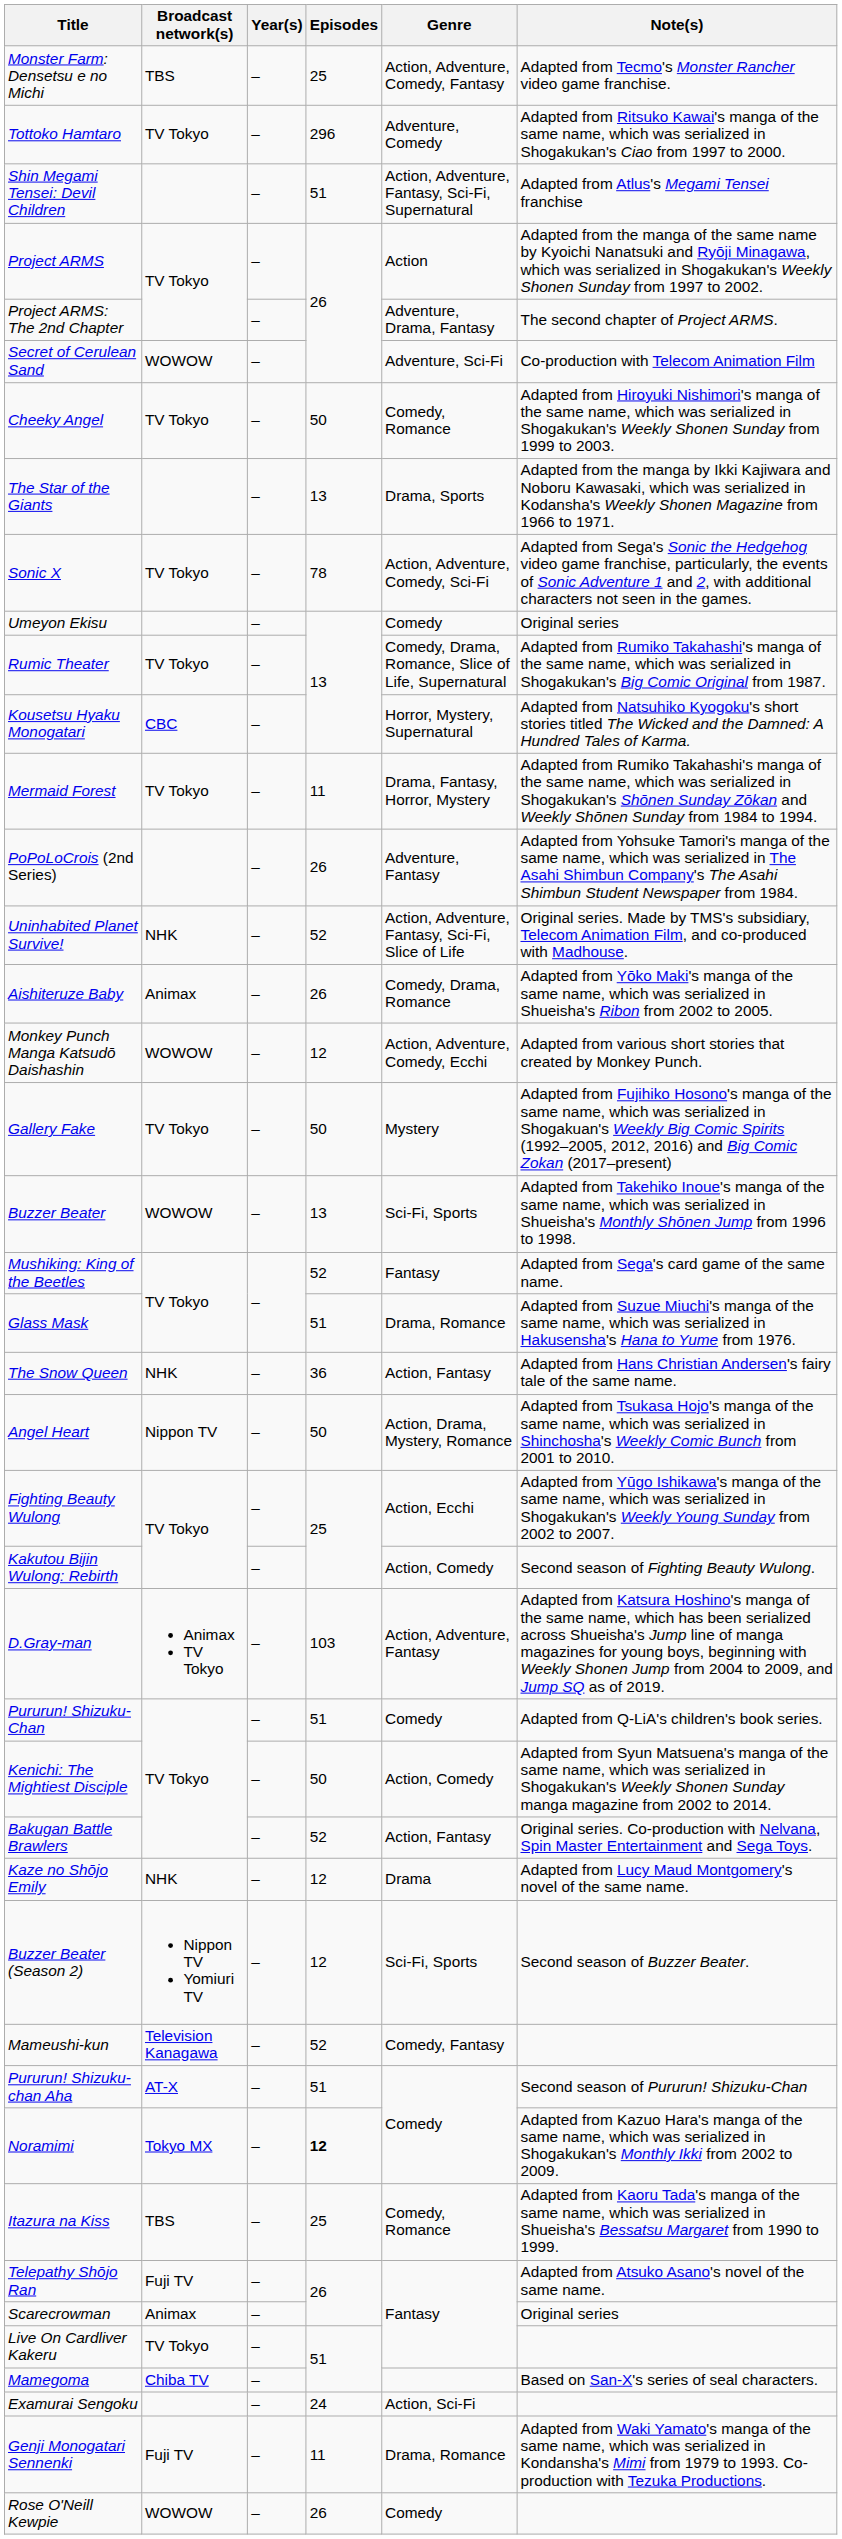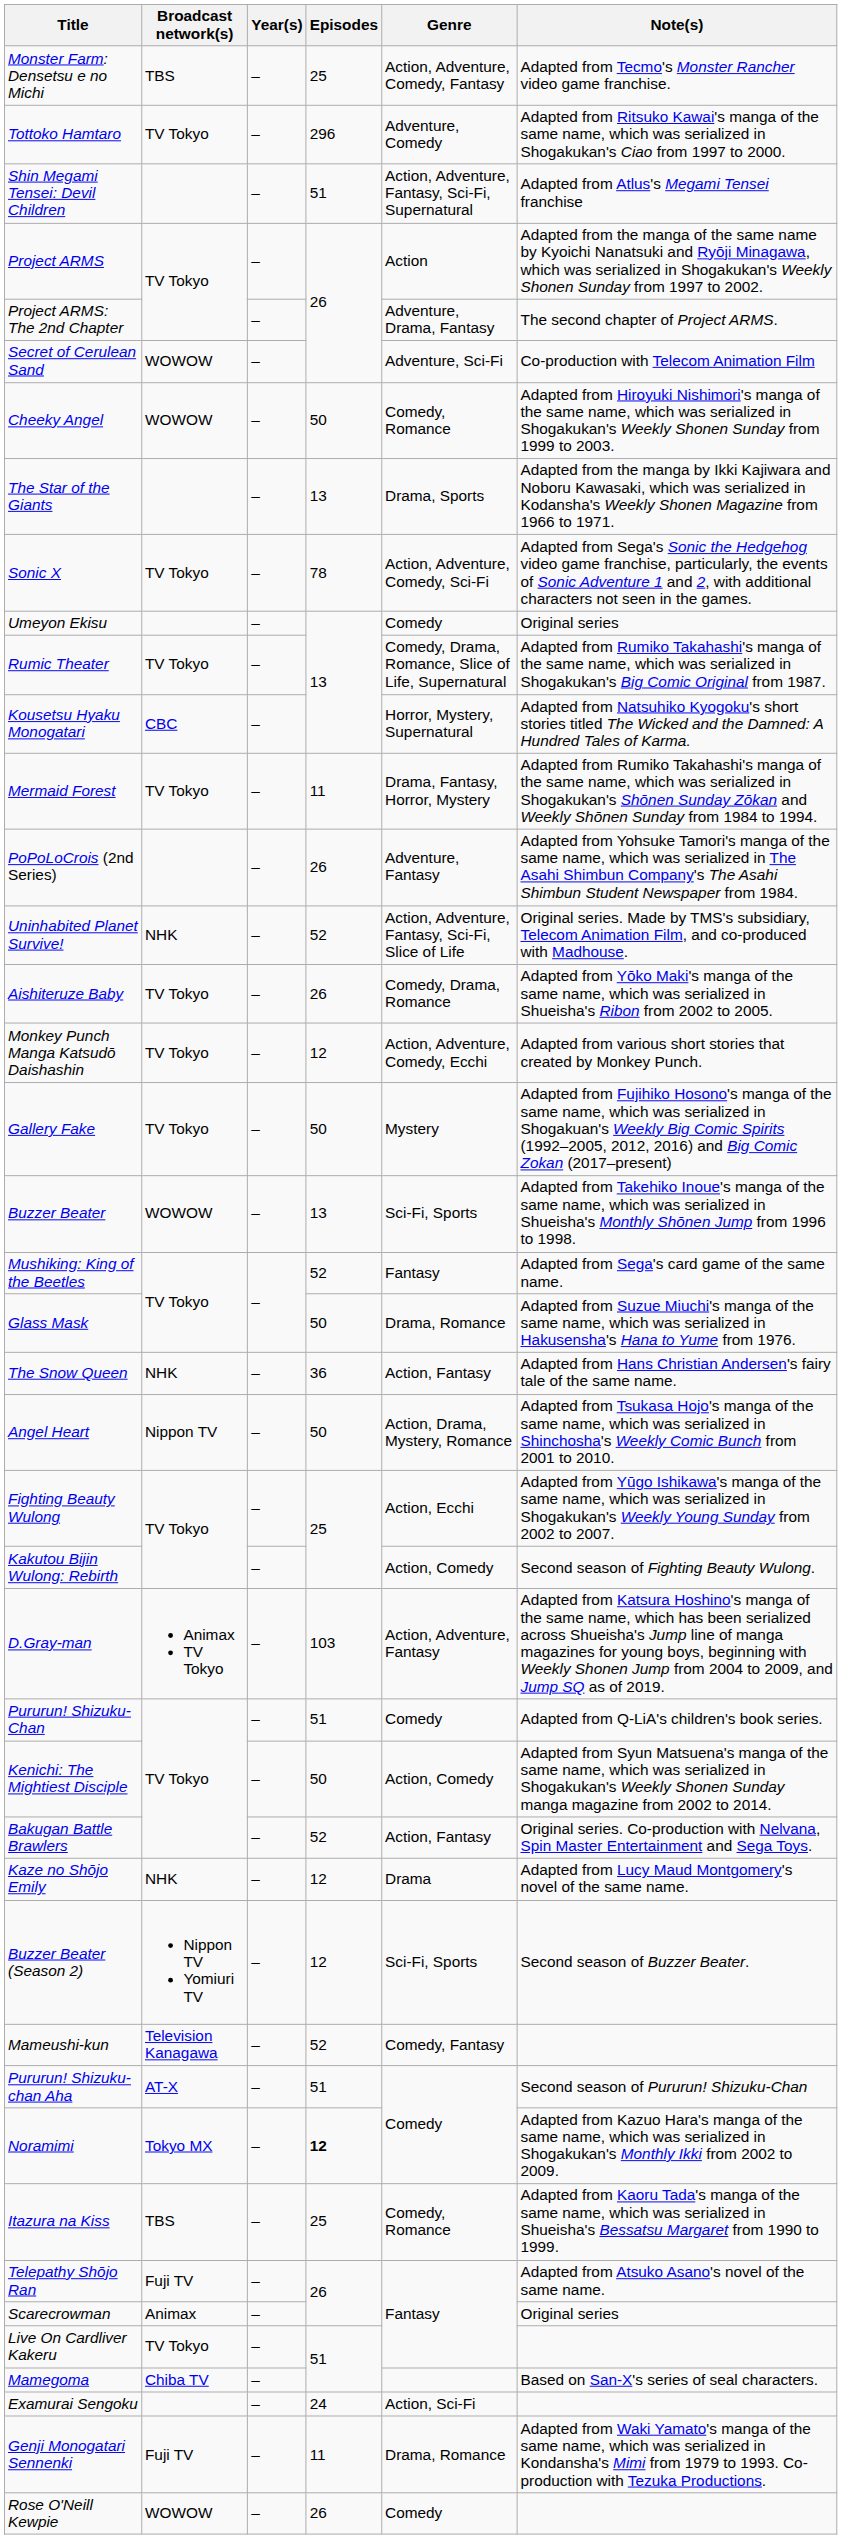(177, 420) TV Tokyo -> (179, 420) WOWOW
(171, 993) Animax -> (177, 993) TV Tokyo
(179, 1052) WOWOW -> (177, 1052) TV Tokyo
(318, 1323) 51 -> (318, 1323) 50
